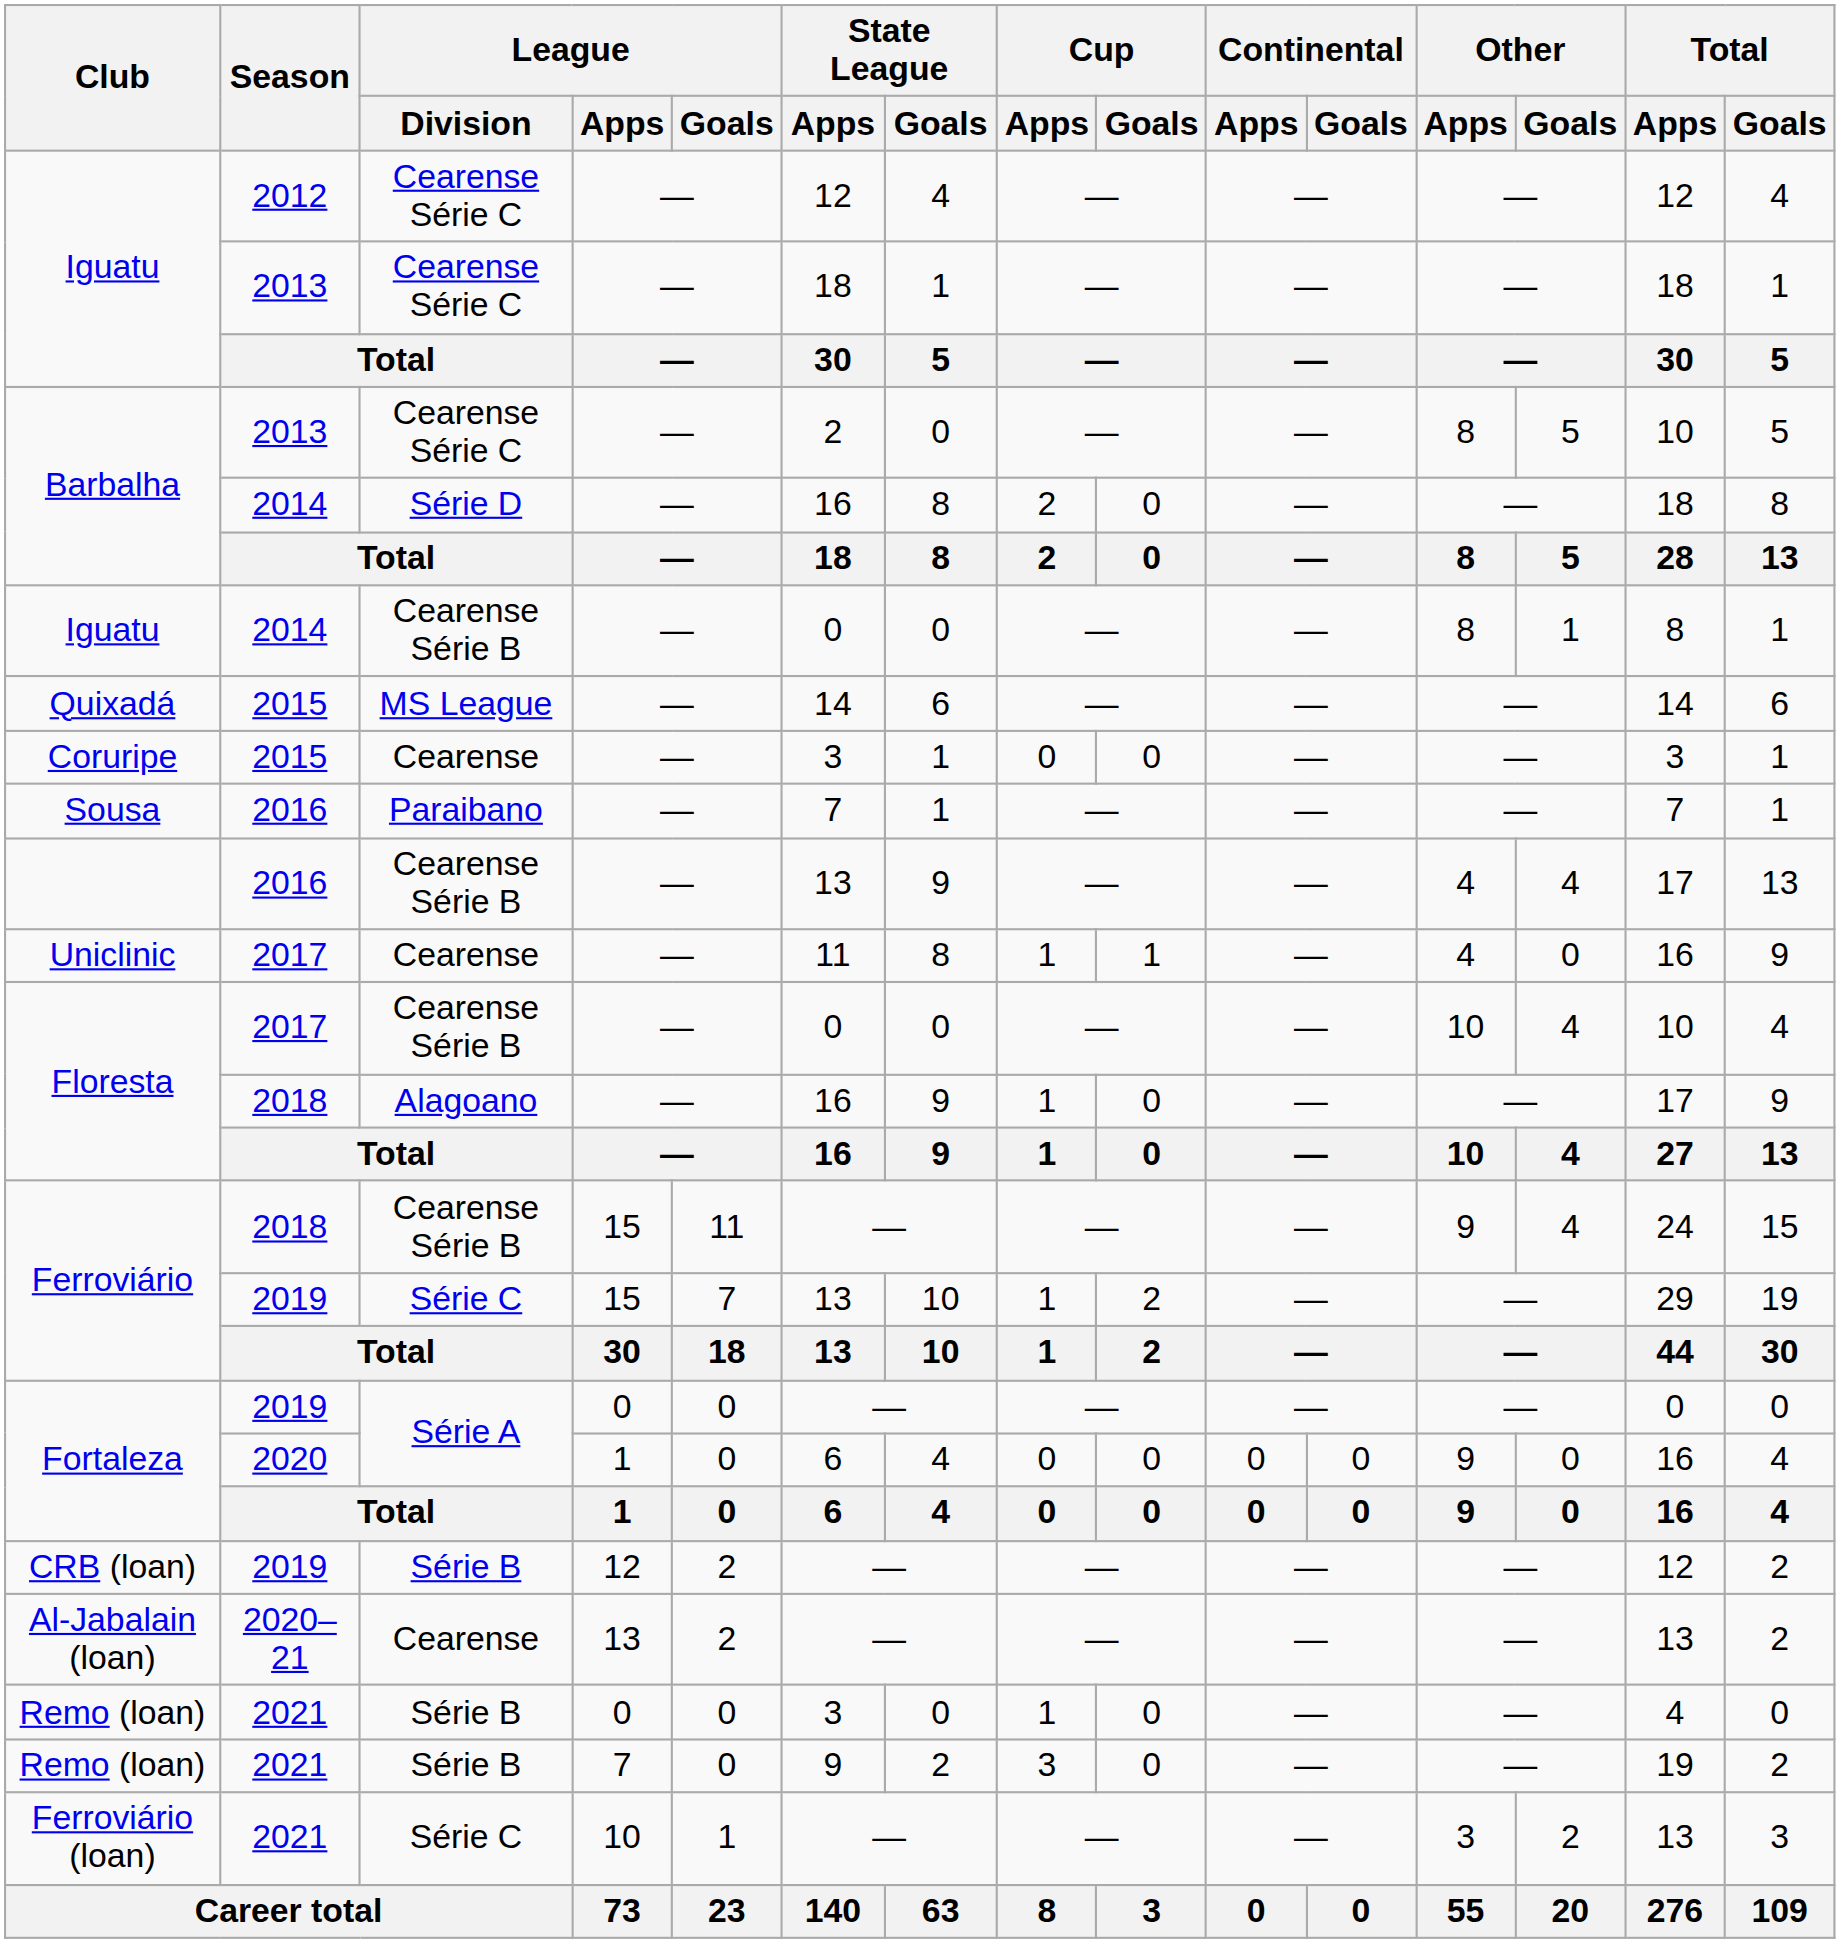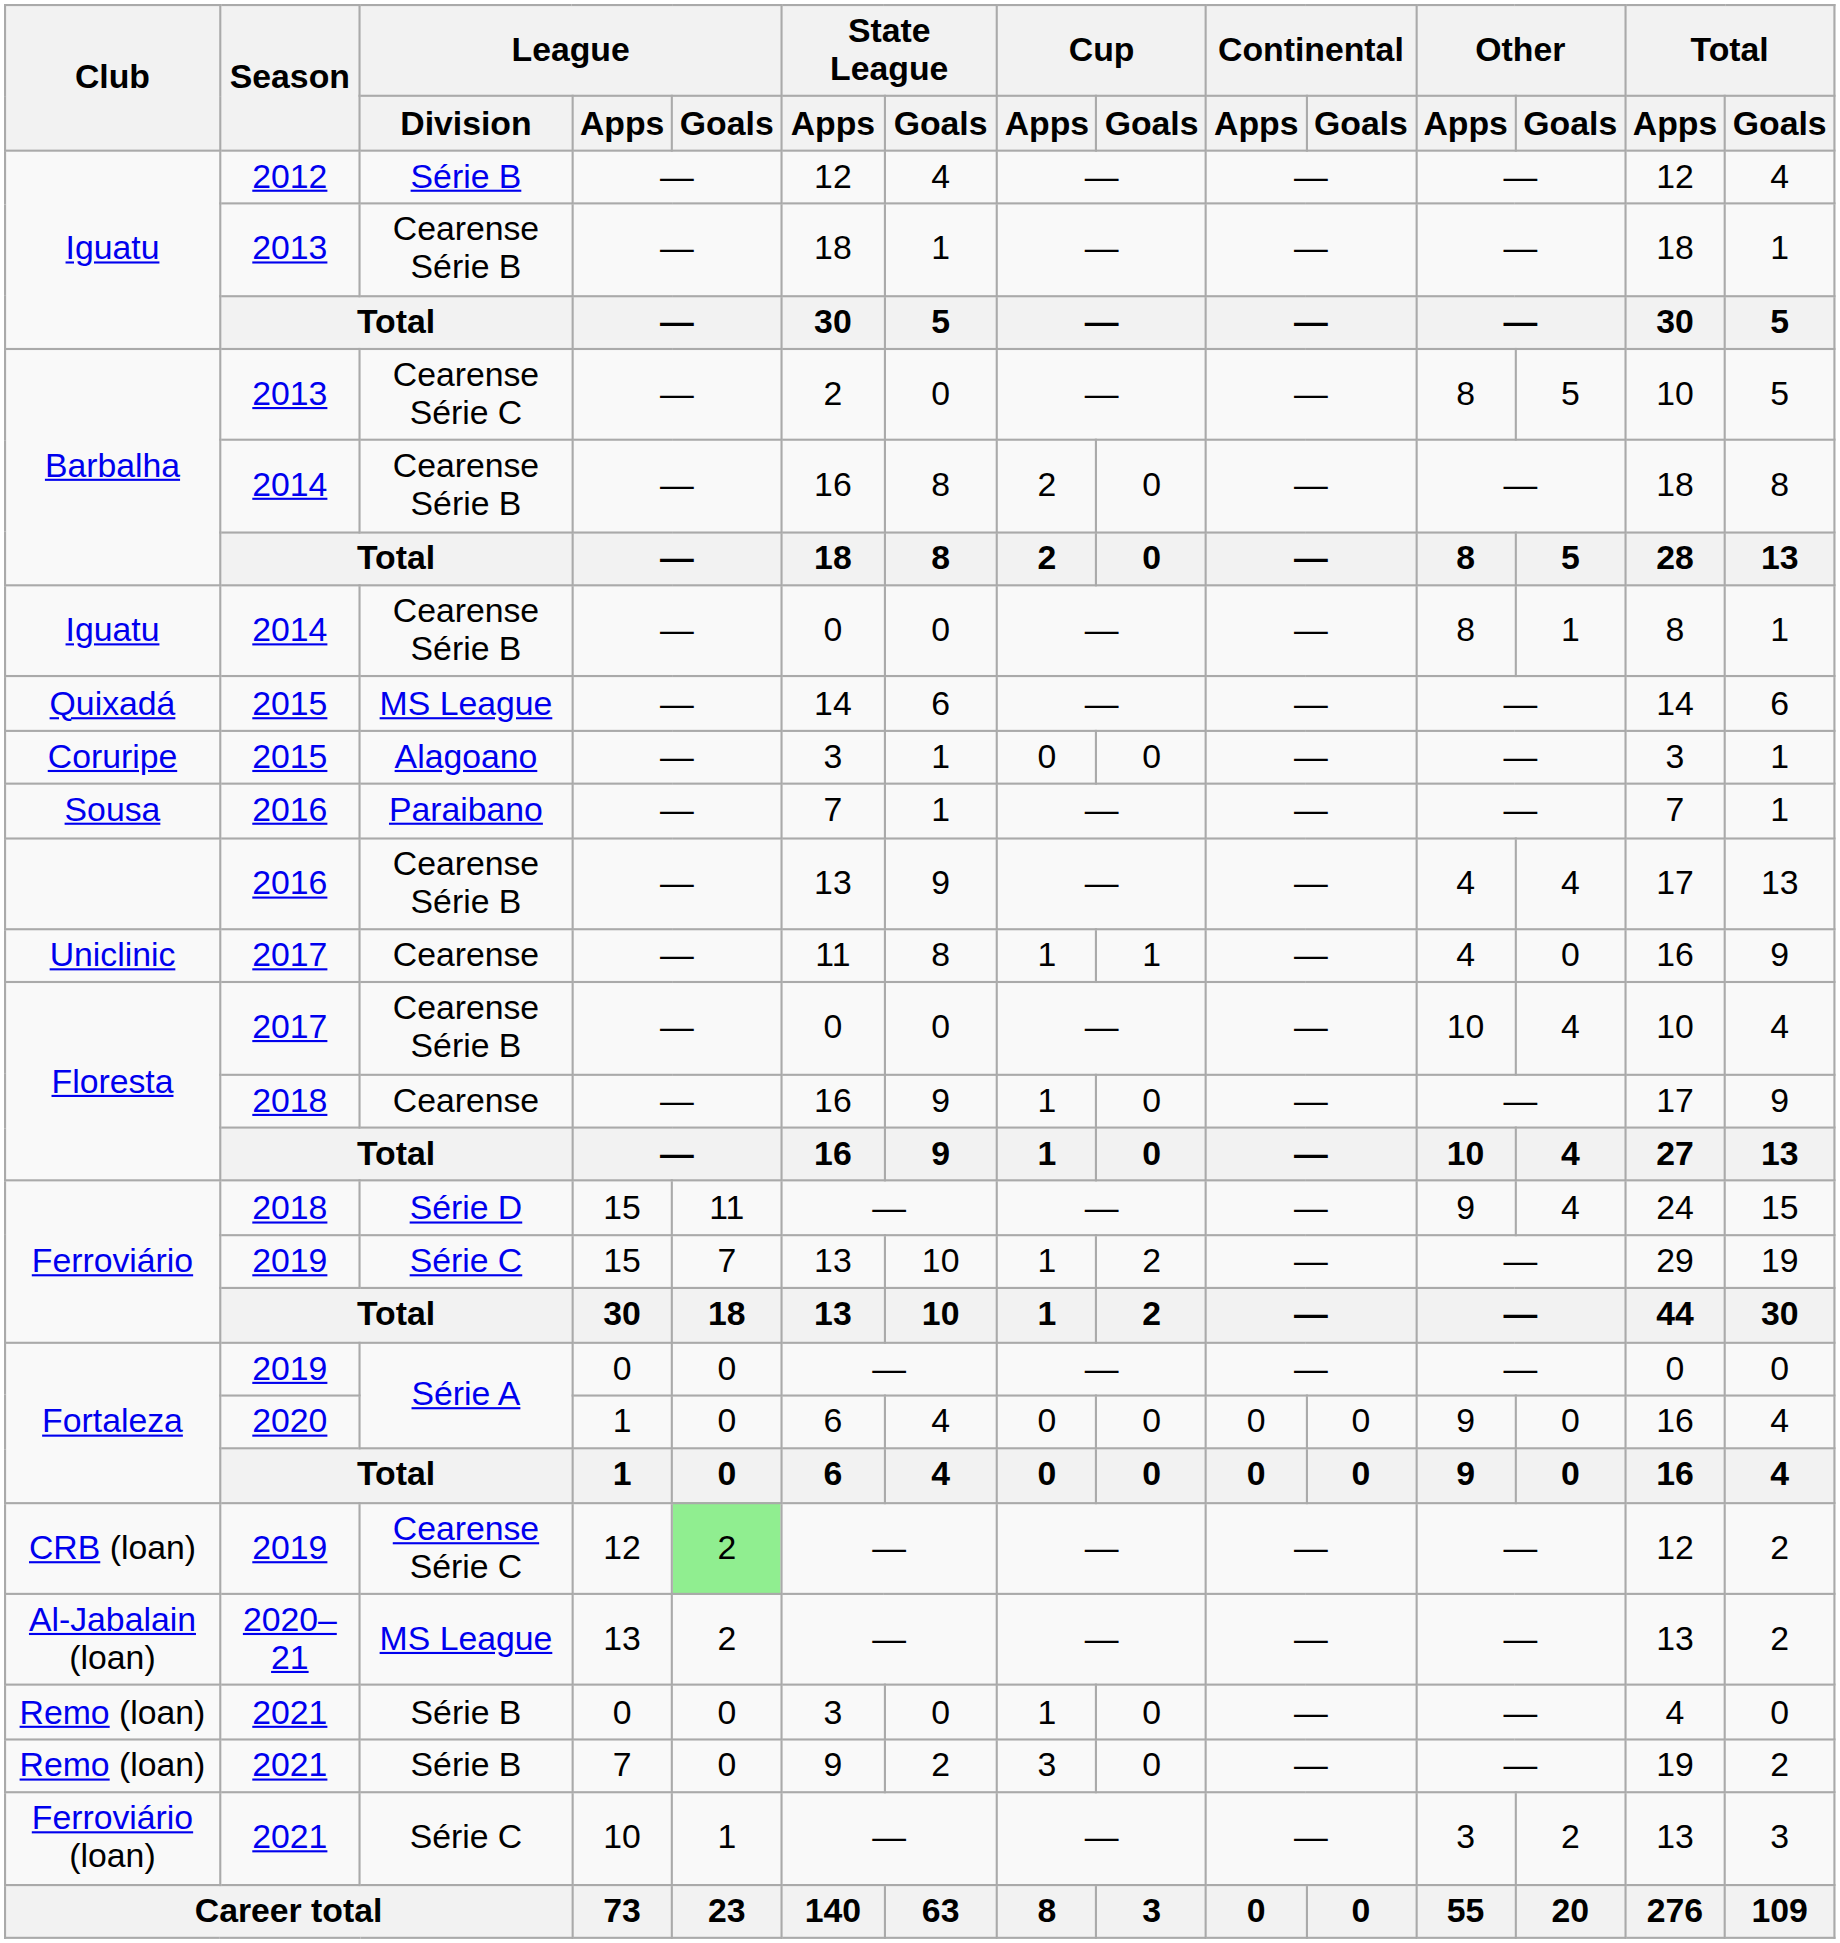(466, 195) Cearense Série C -> (466, 176) Série B
(466, 286) Cearense Série C -> (466, 248) Cearense Série B
(466, 504) Série D -> (466, 485) Cearense Série B
(466, 756) Cearense -> (466, 756) Alagoano
(466, 1100) Alagoano -> (466, 1100) Cearense
(466, 1226) Cearense Série B -> (466, 1207) Série D
(466, 1566) Série B -> (466, 1547) Cearense Série C
(727, 1566) no background -> (727, 1547) lightgreen background
(466, 1639) Cearense -> (466, 1639) MS League
